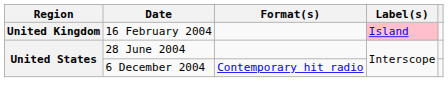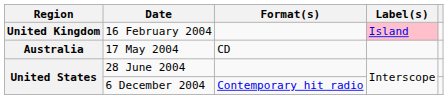+ row: (142, 49)
